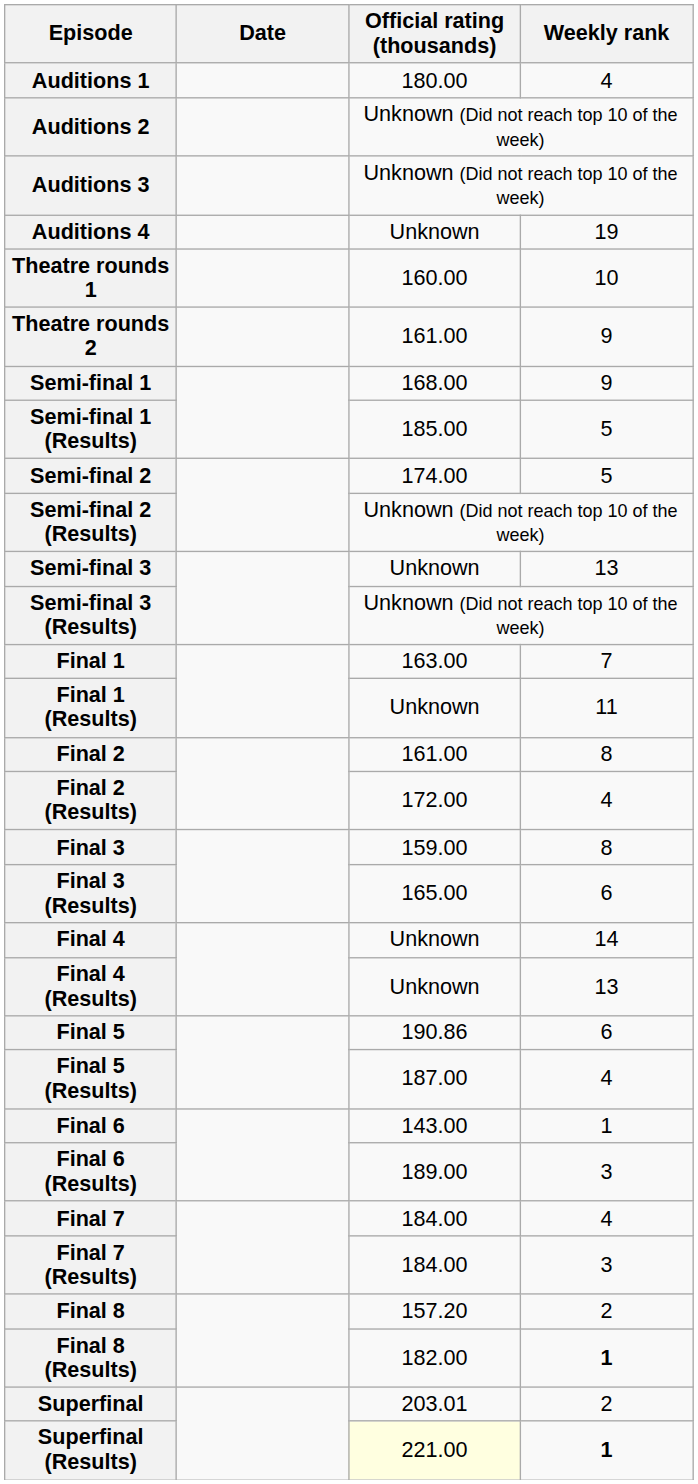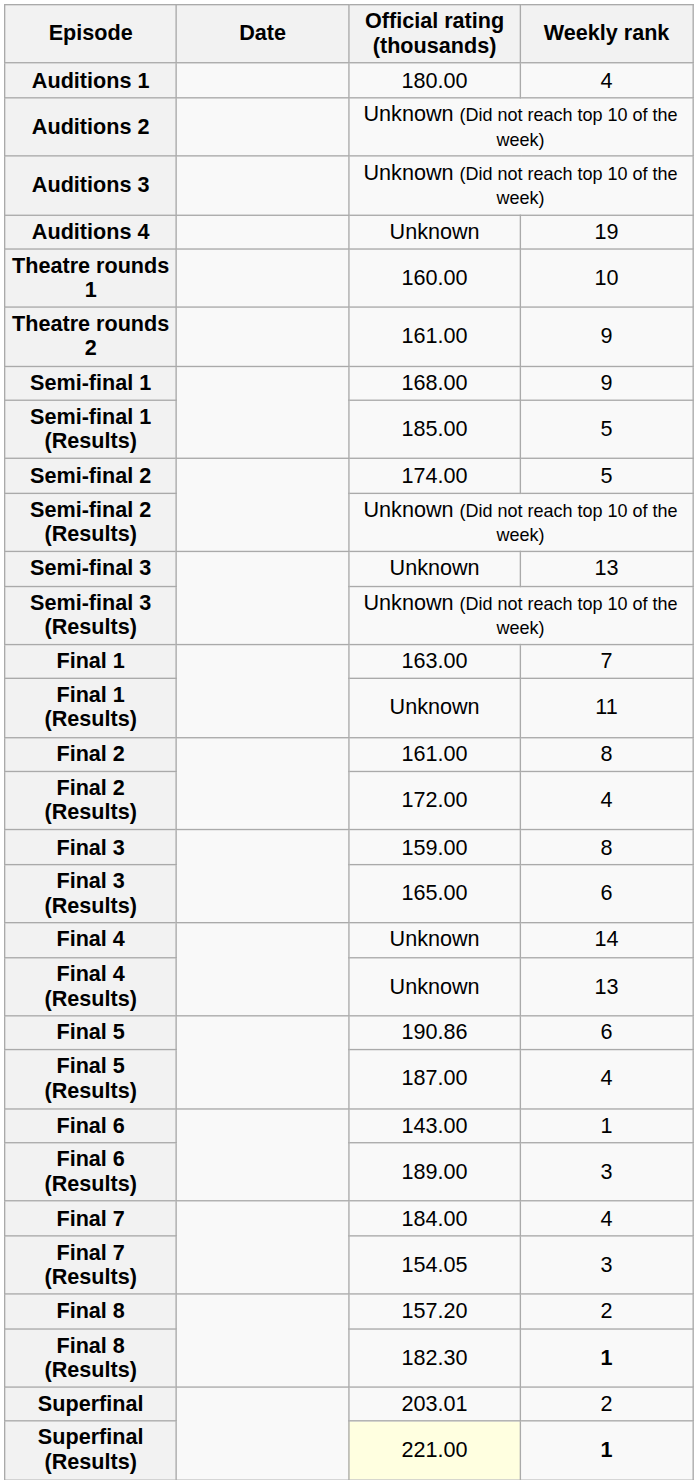(435, 1264) 184.00 -> (435, 1264) 154.05
(435, 1357) 182.00 -> (435, 1357) 182.30
